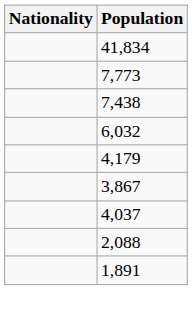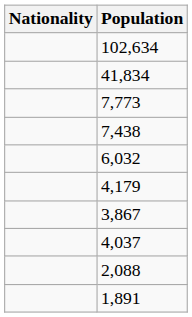+ row: (130, 46)
